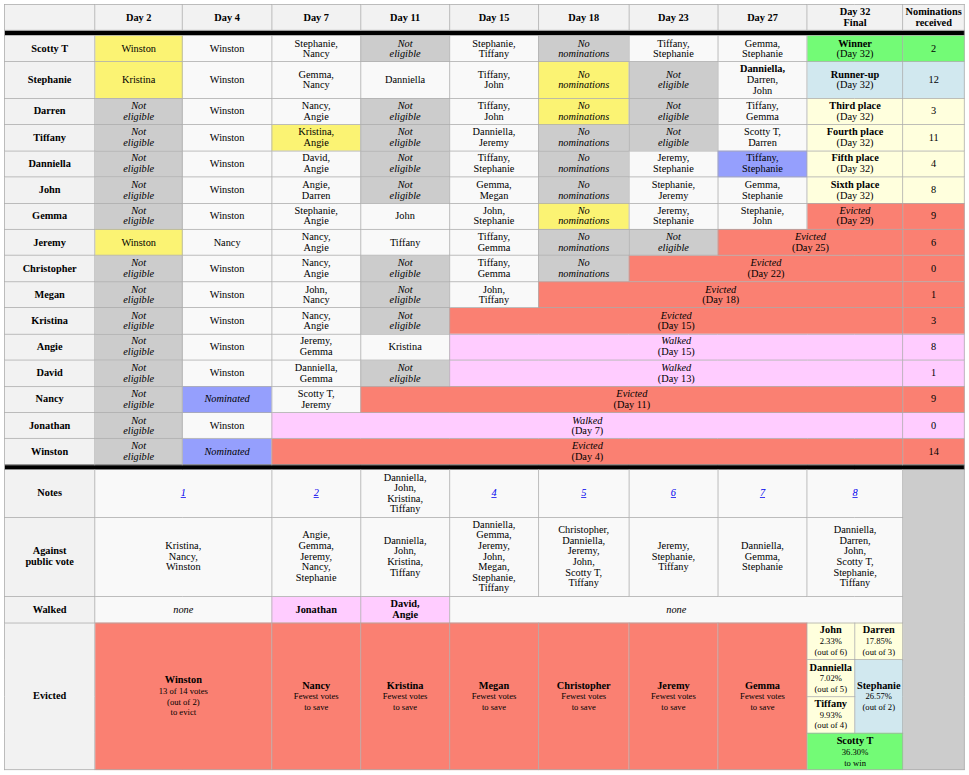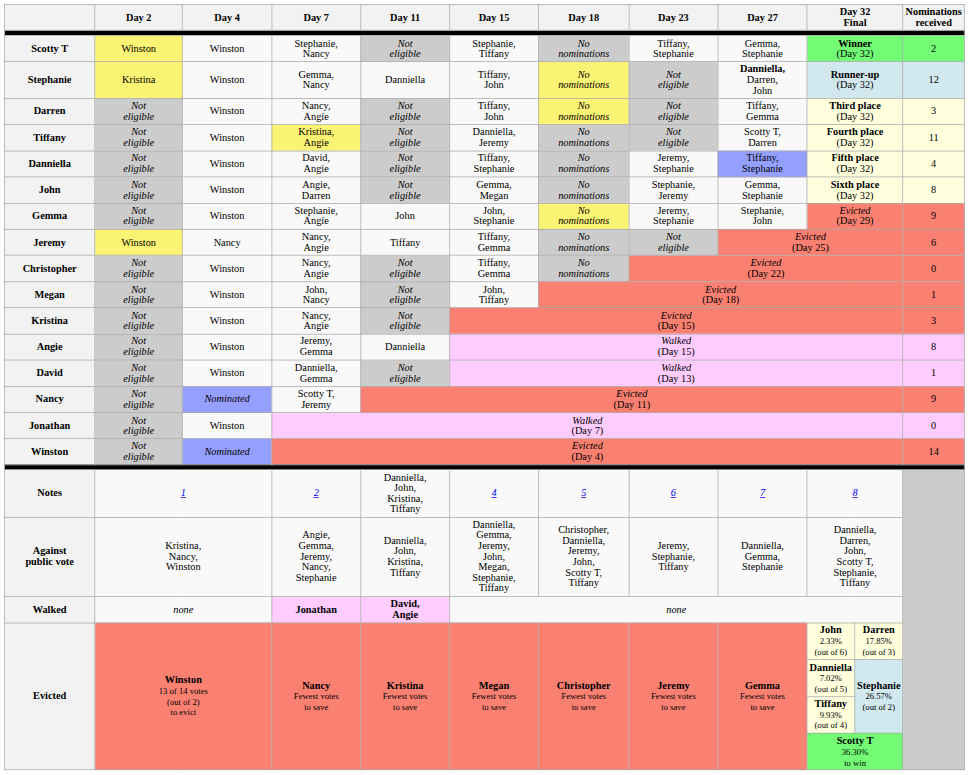(405, 346) Kristina -> (405, 346) Danniella
